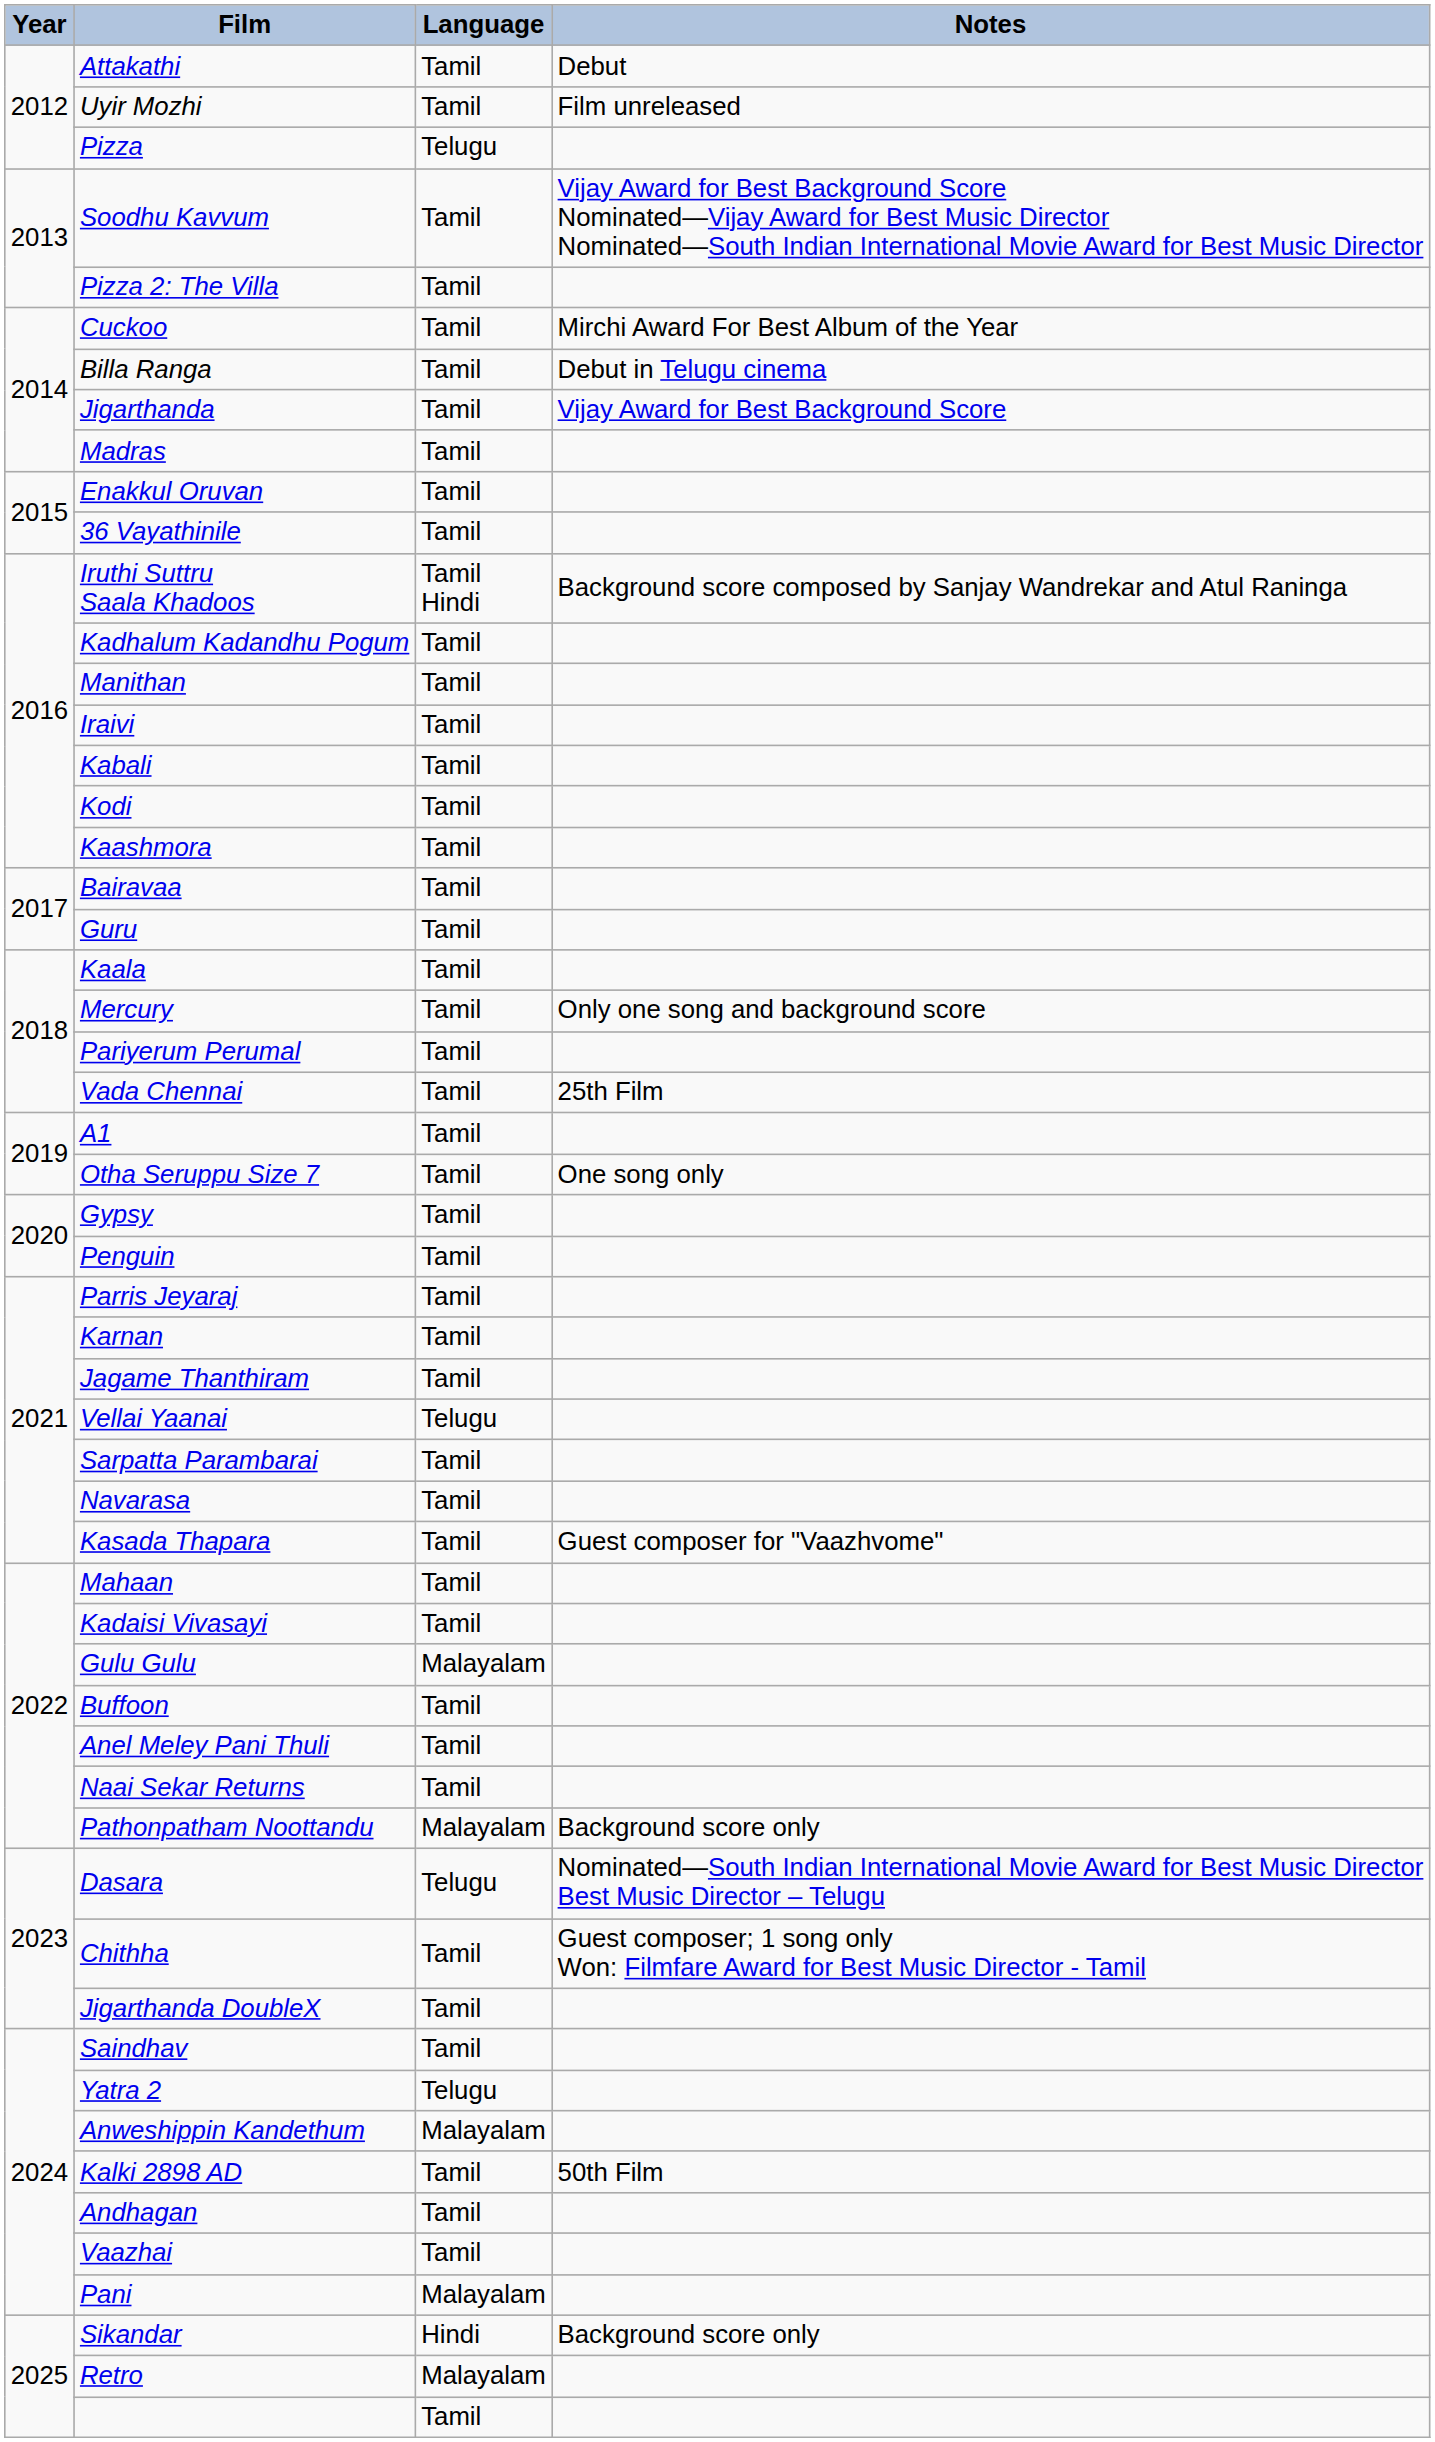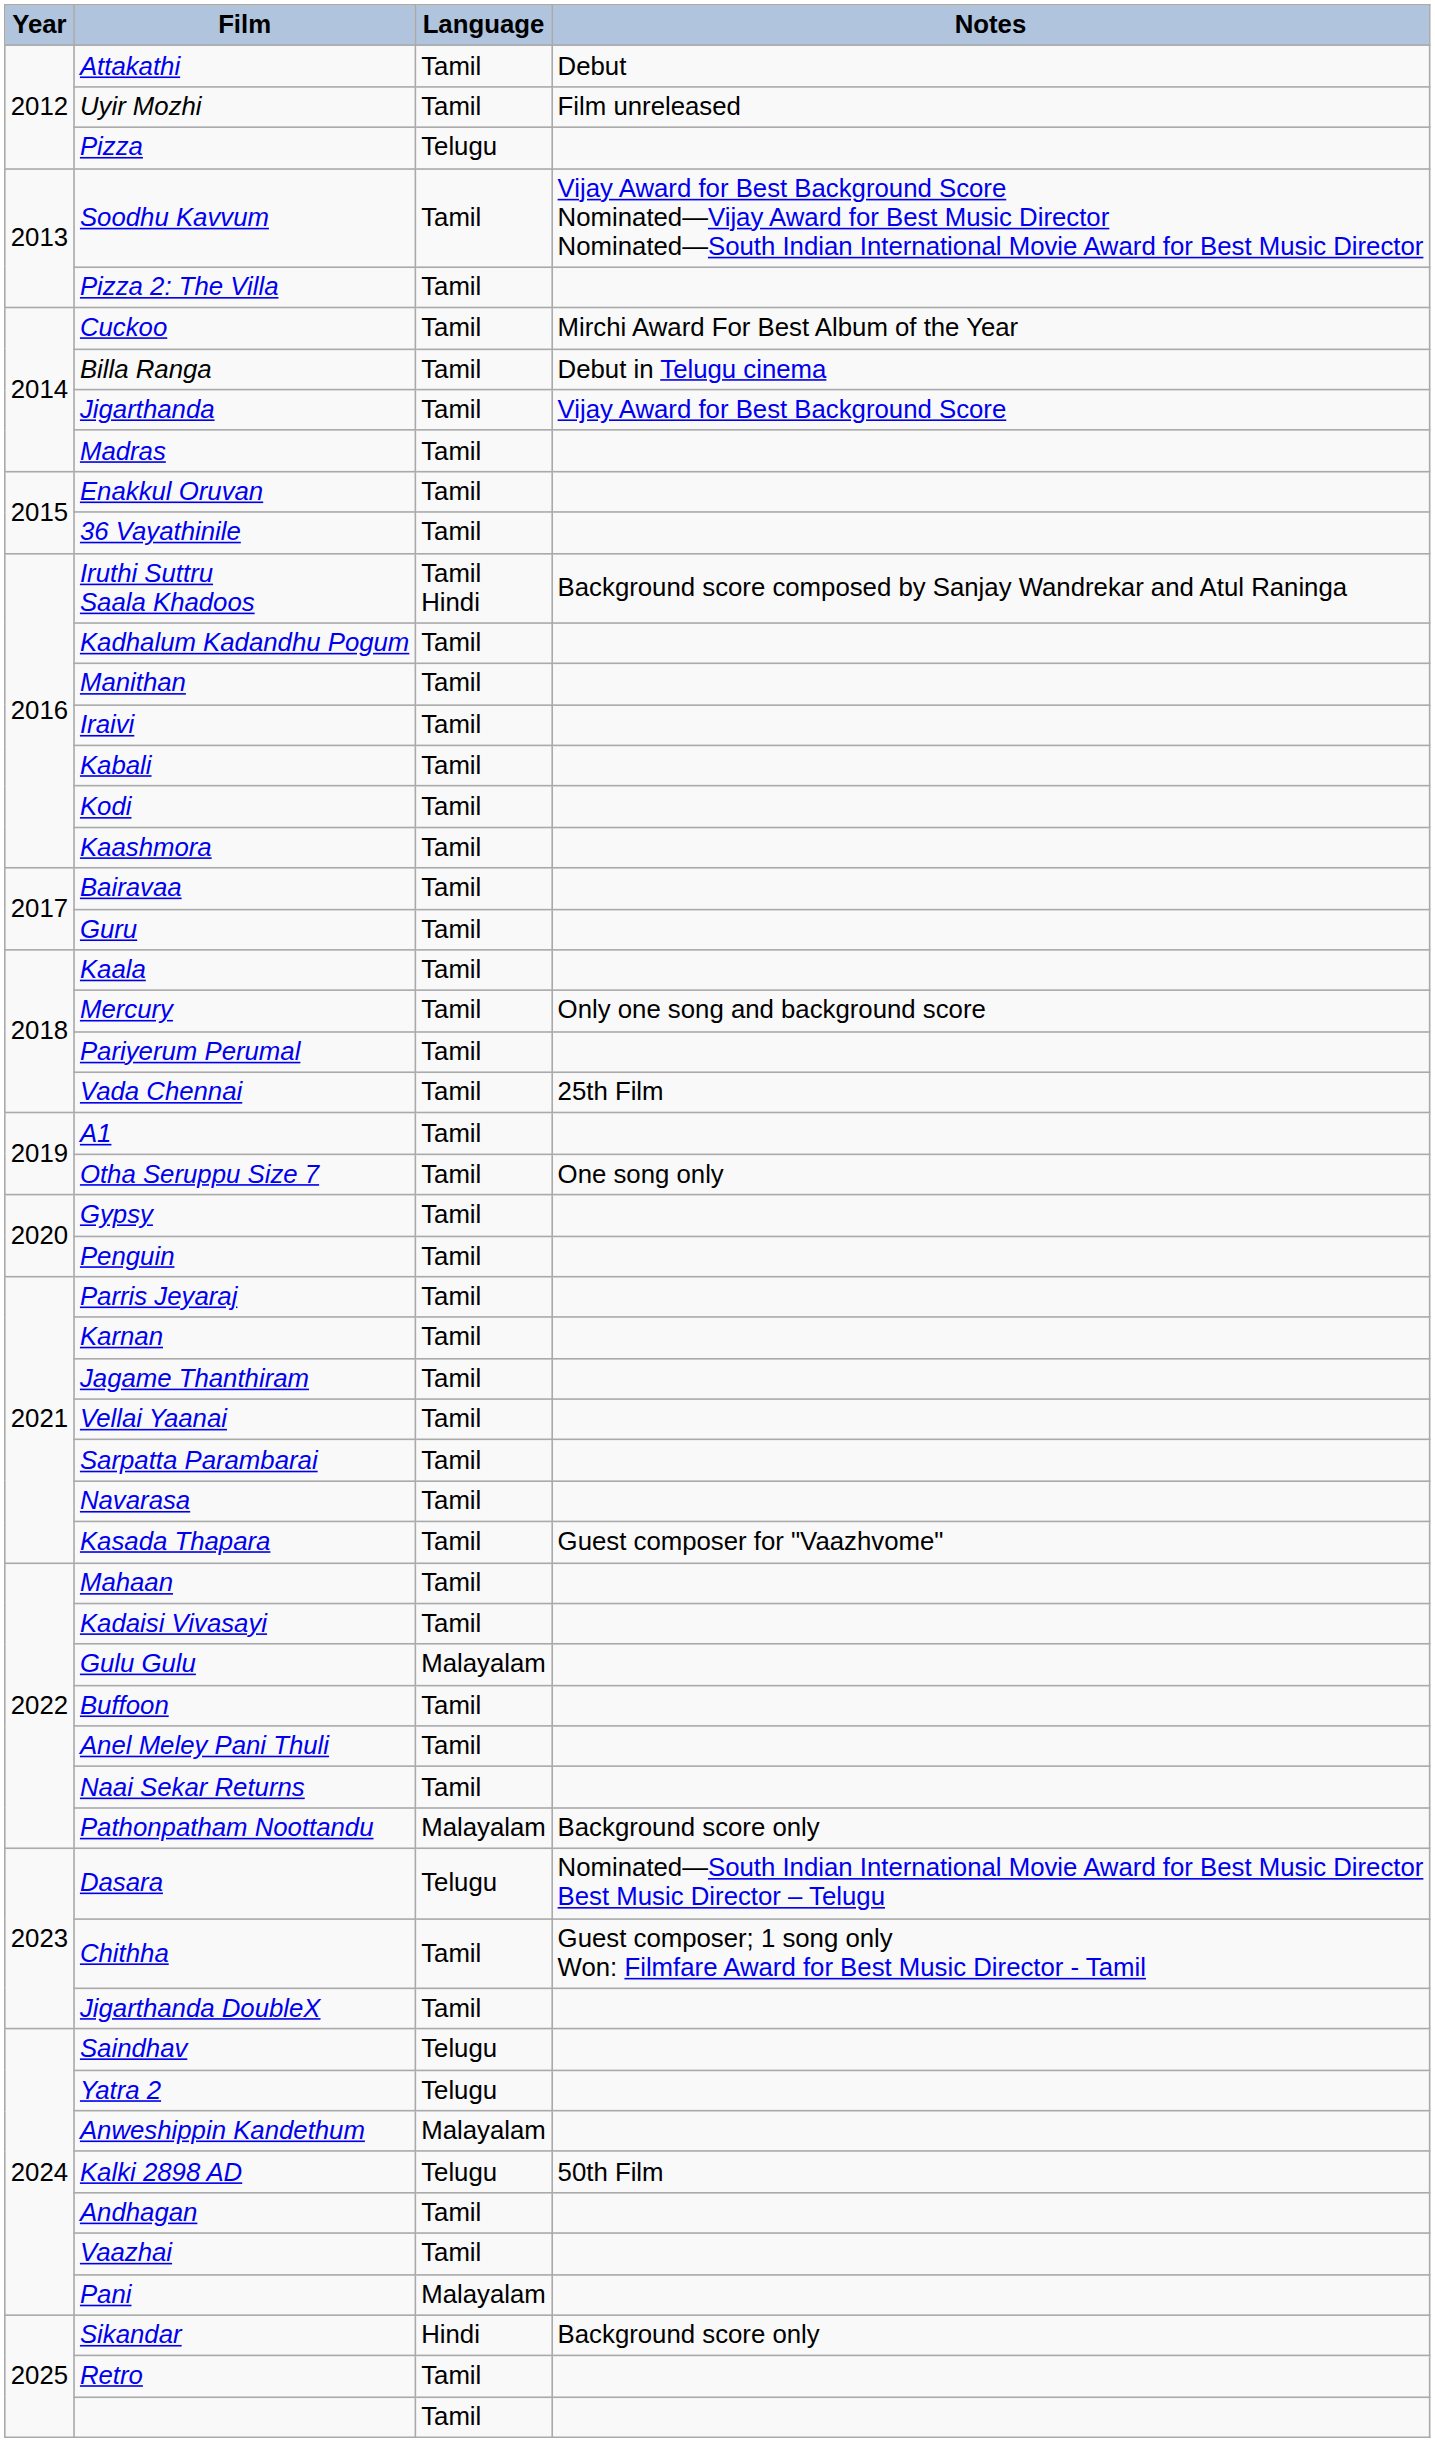(459, 1419) Telugu -> (451, 1419) Tamil
(451, 2049) Tamil -> (459, 2049) Telugu
(451, 2171) Tamil -> (459, 2171) Telugu
(483, 2375) Malayalam -> (451, 2375) Tamil
